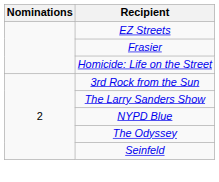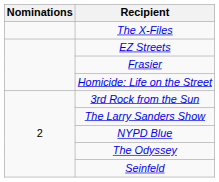+ row: (145, 30)
